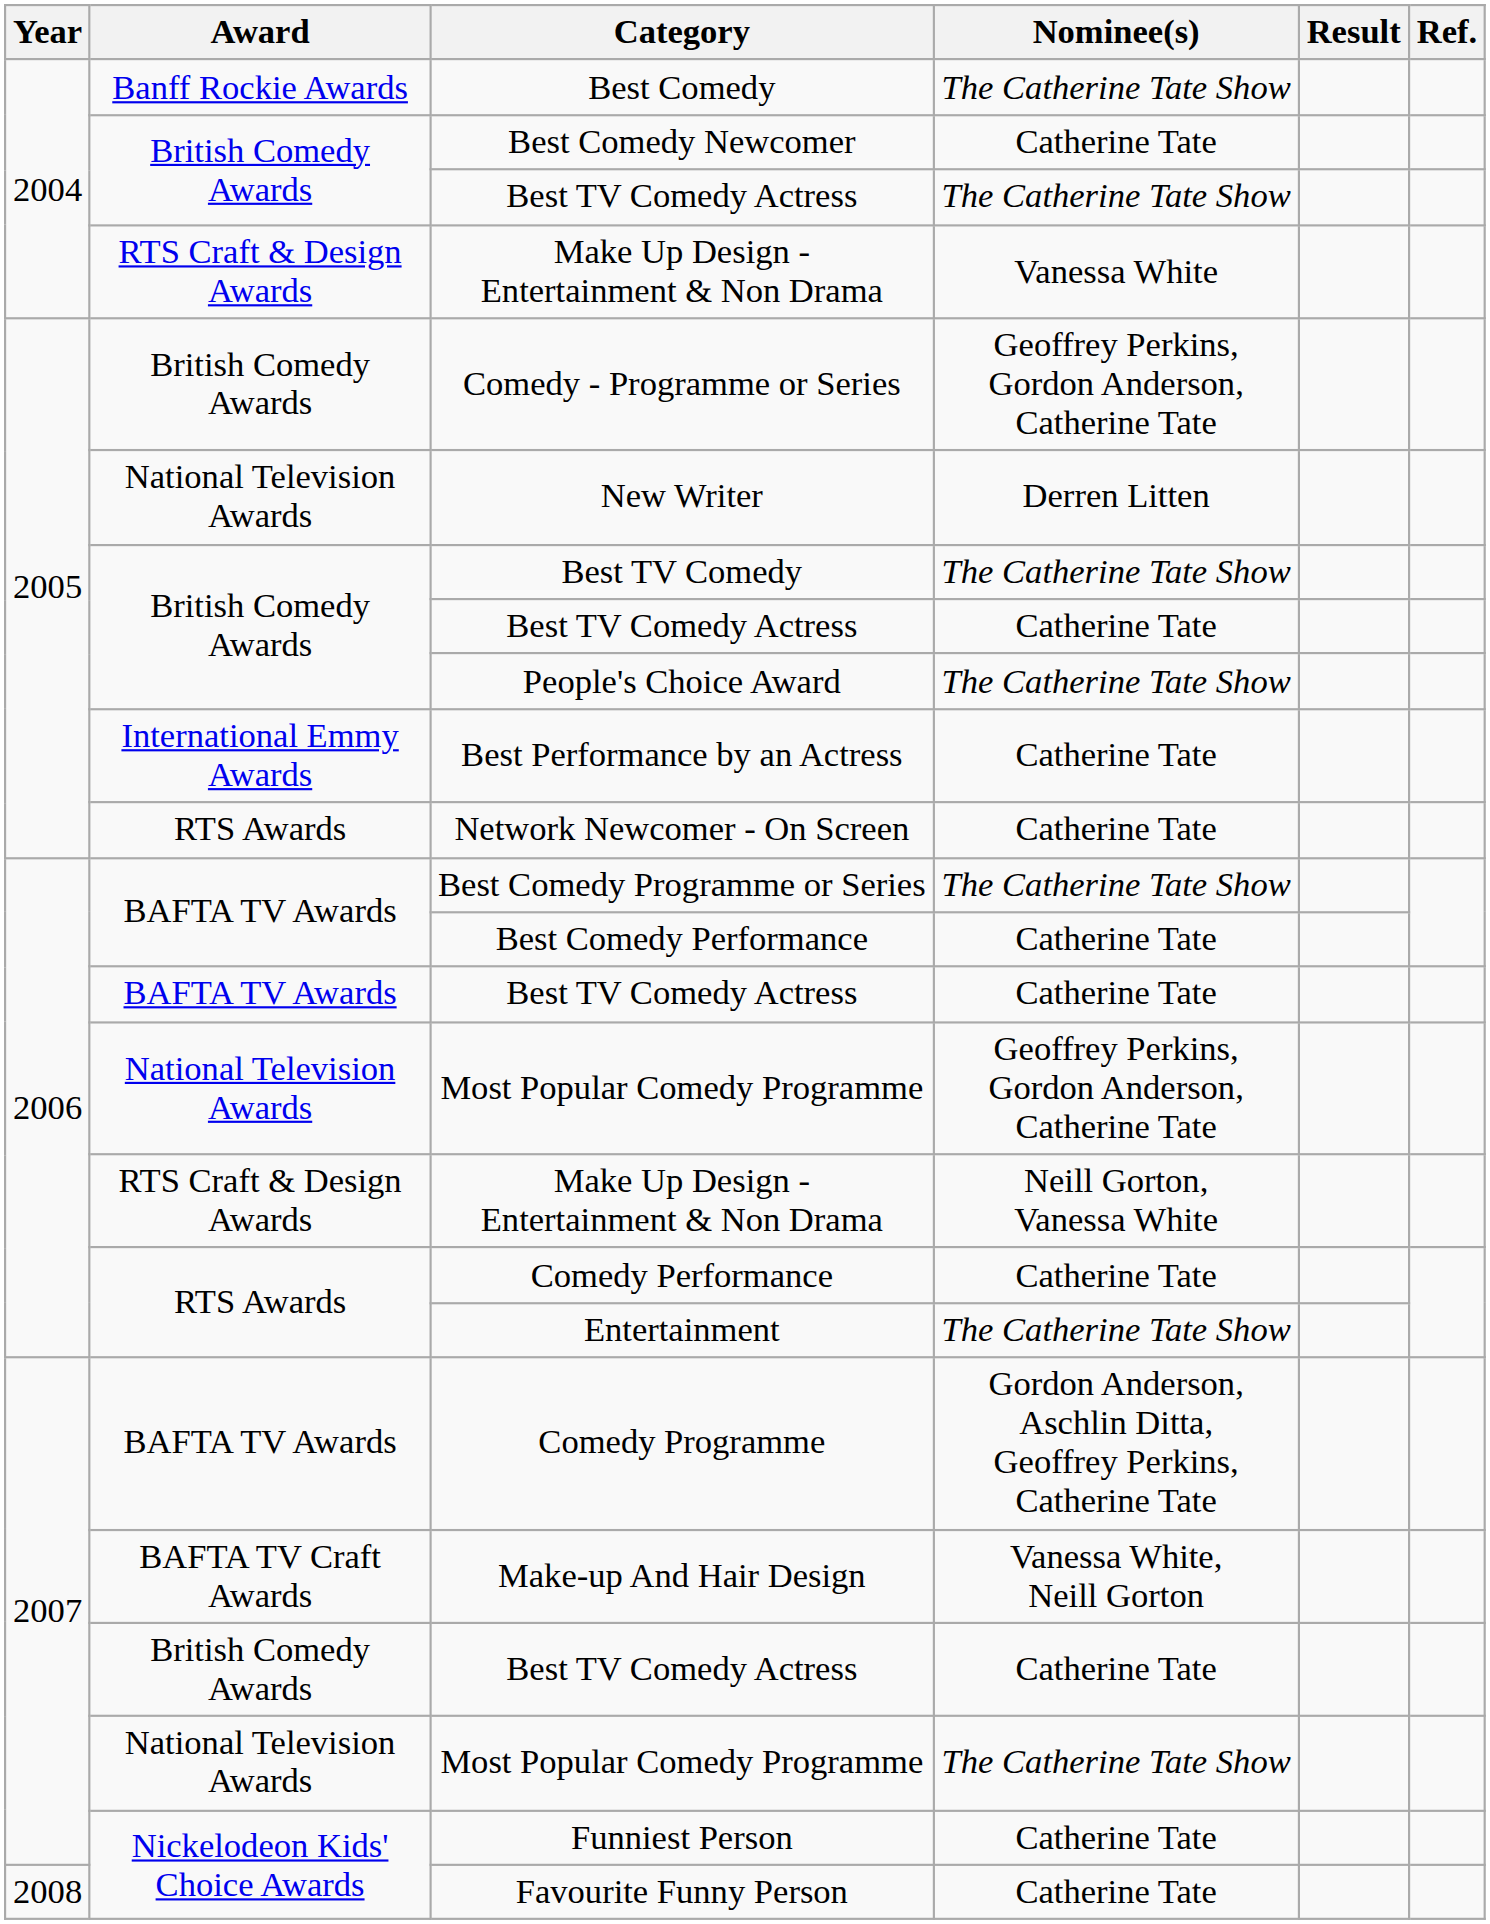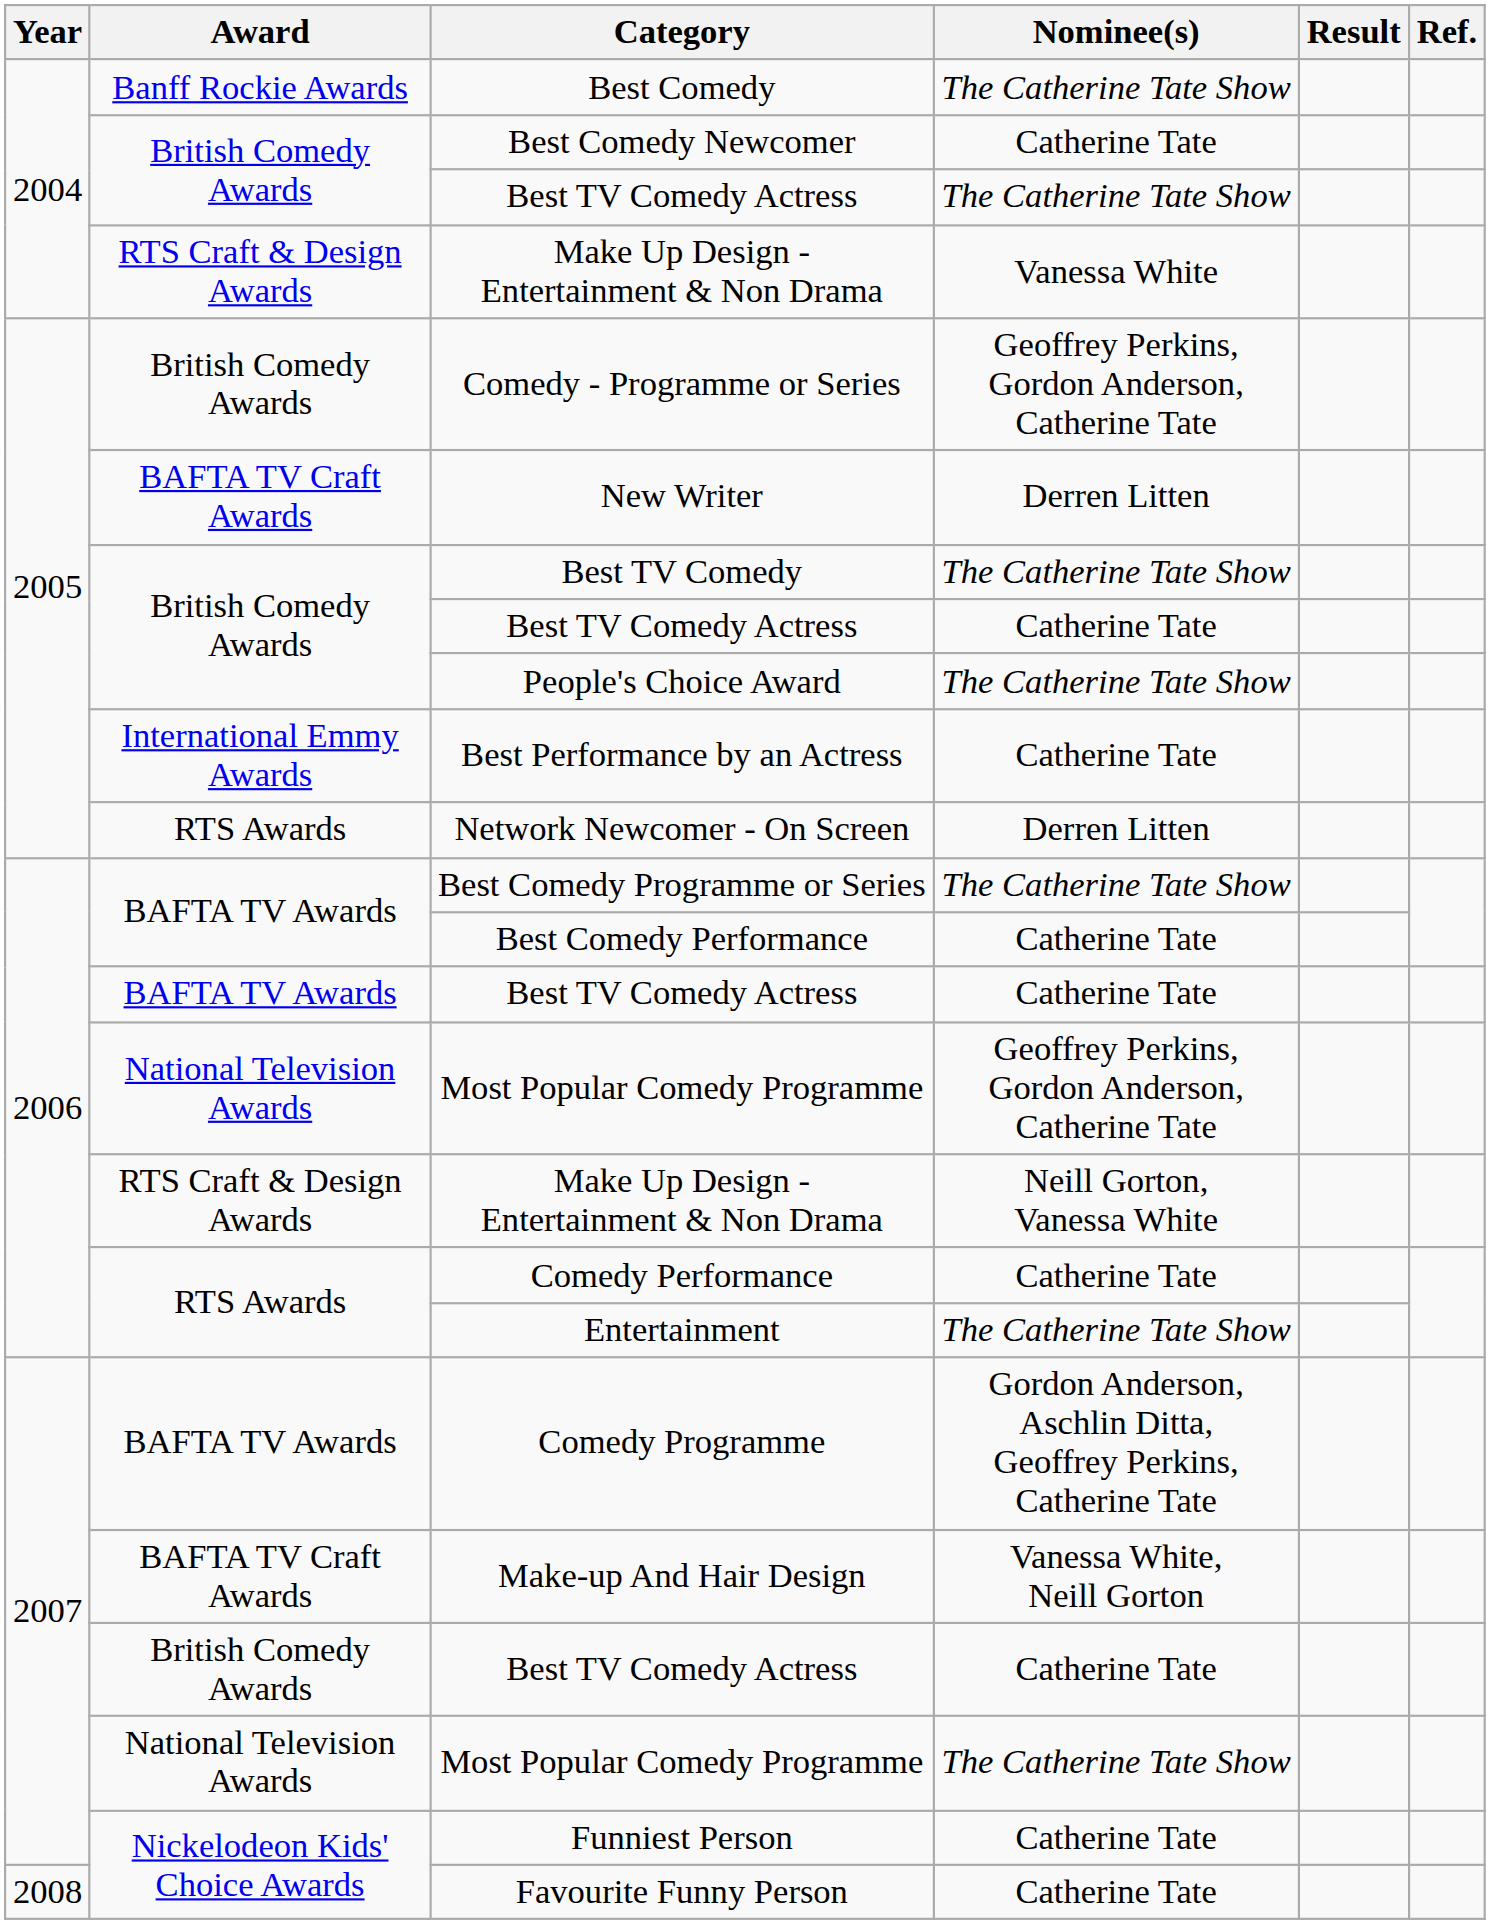(260, 496) National Television Awards -> (260, 496) BAFTA TV Craft Awards
(1116, 829) Catherine Tate -> (1116, 829) Derren Litten
